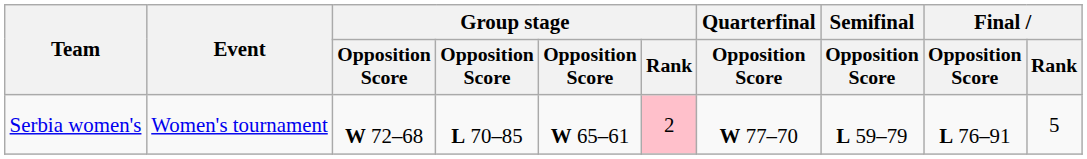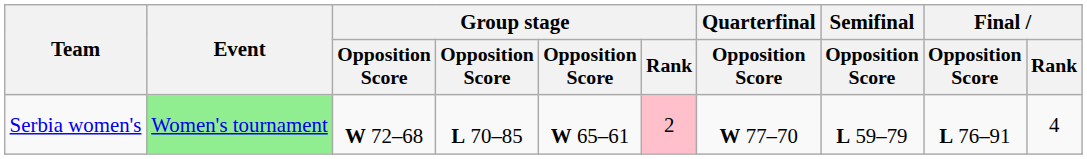(240, 124) no background -> (240, 124) lightgreen background
(1054, 124) 5 -> (1054, 124) 4
